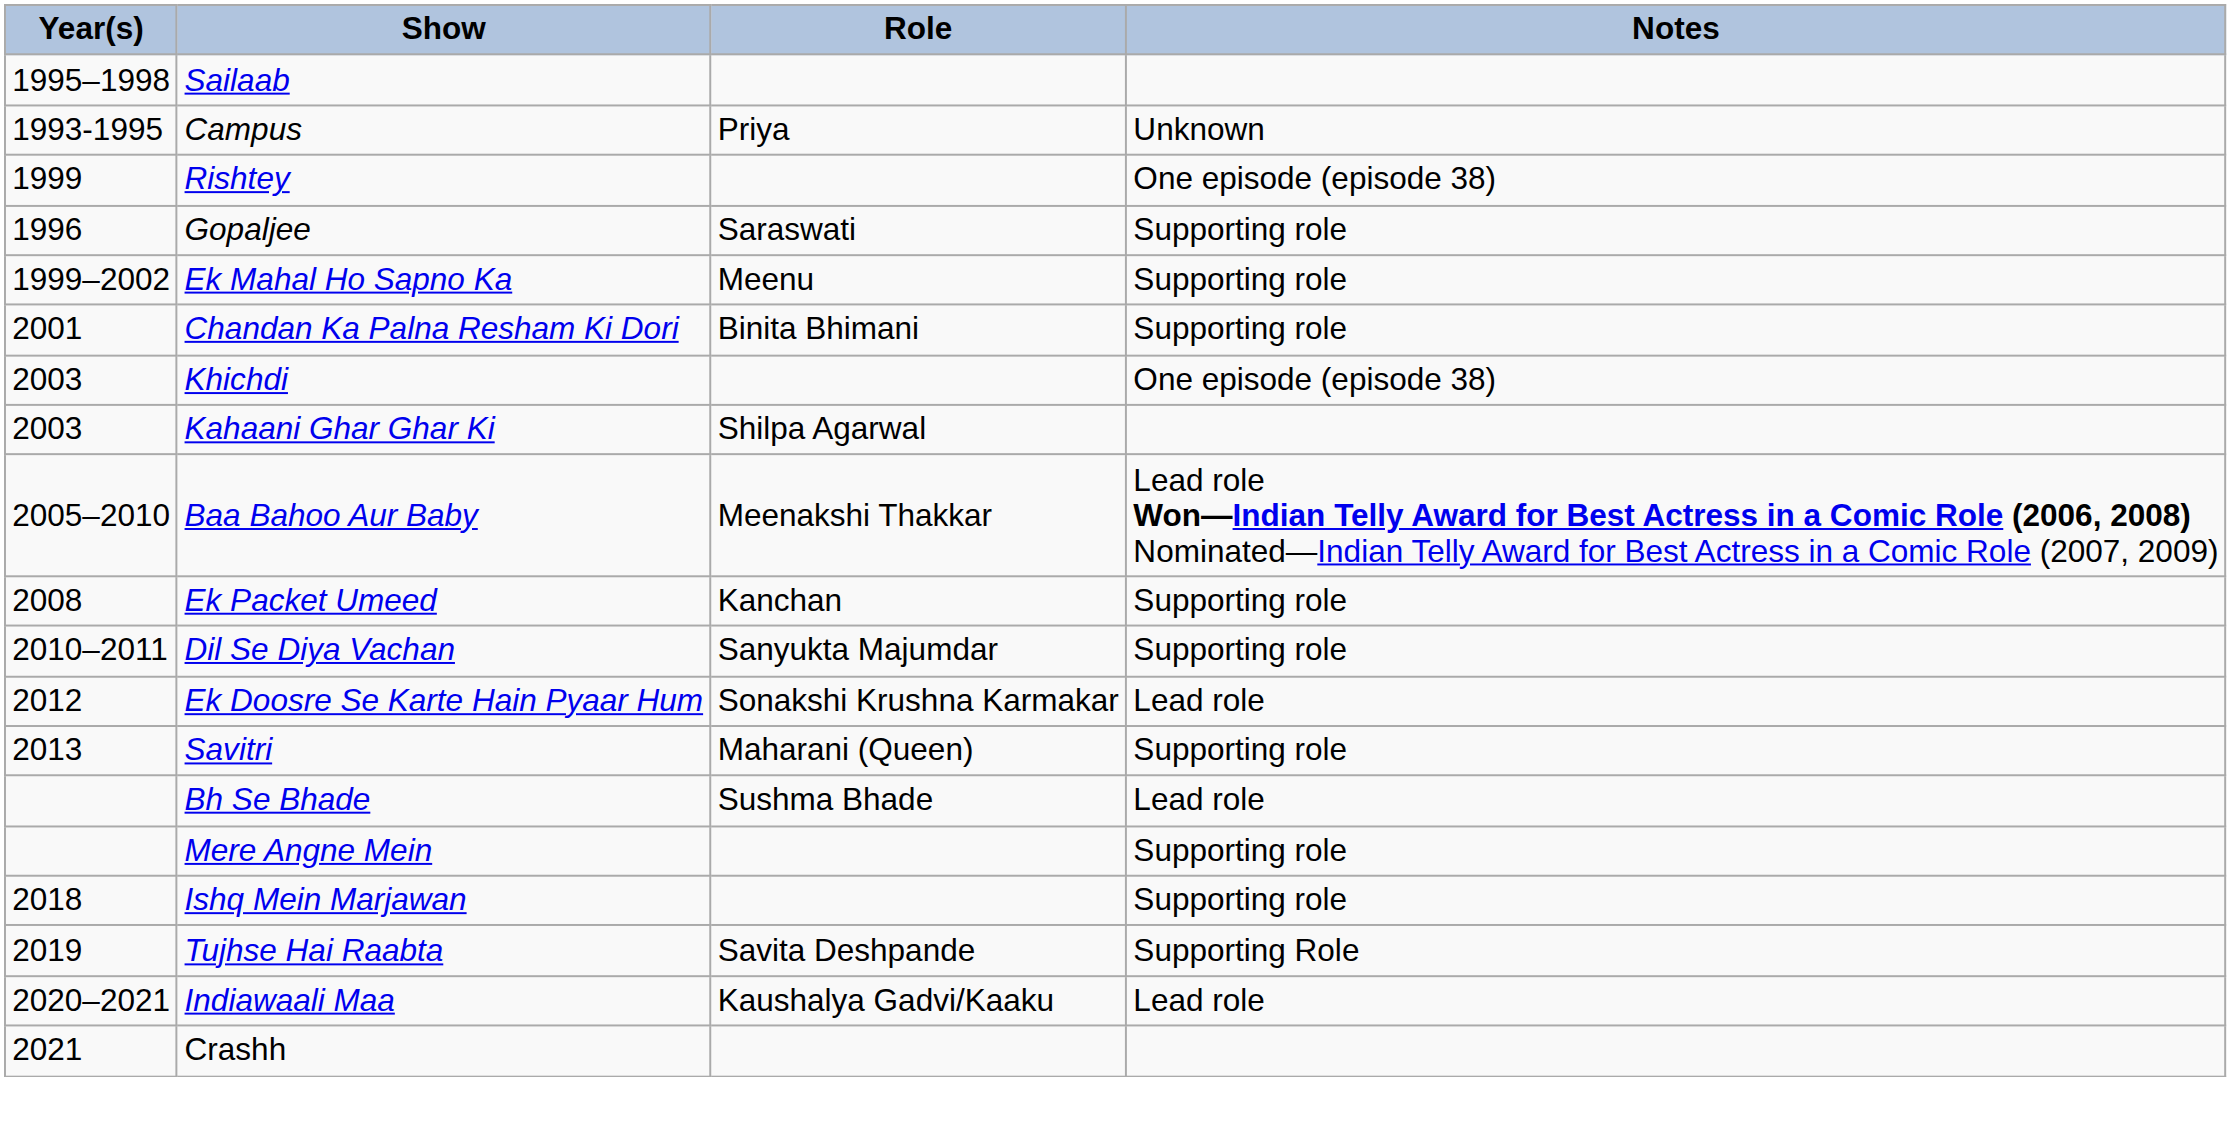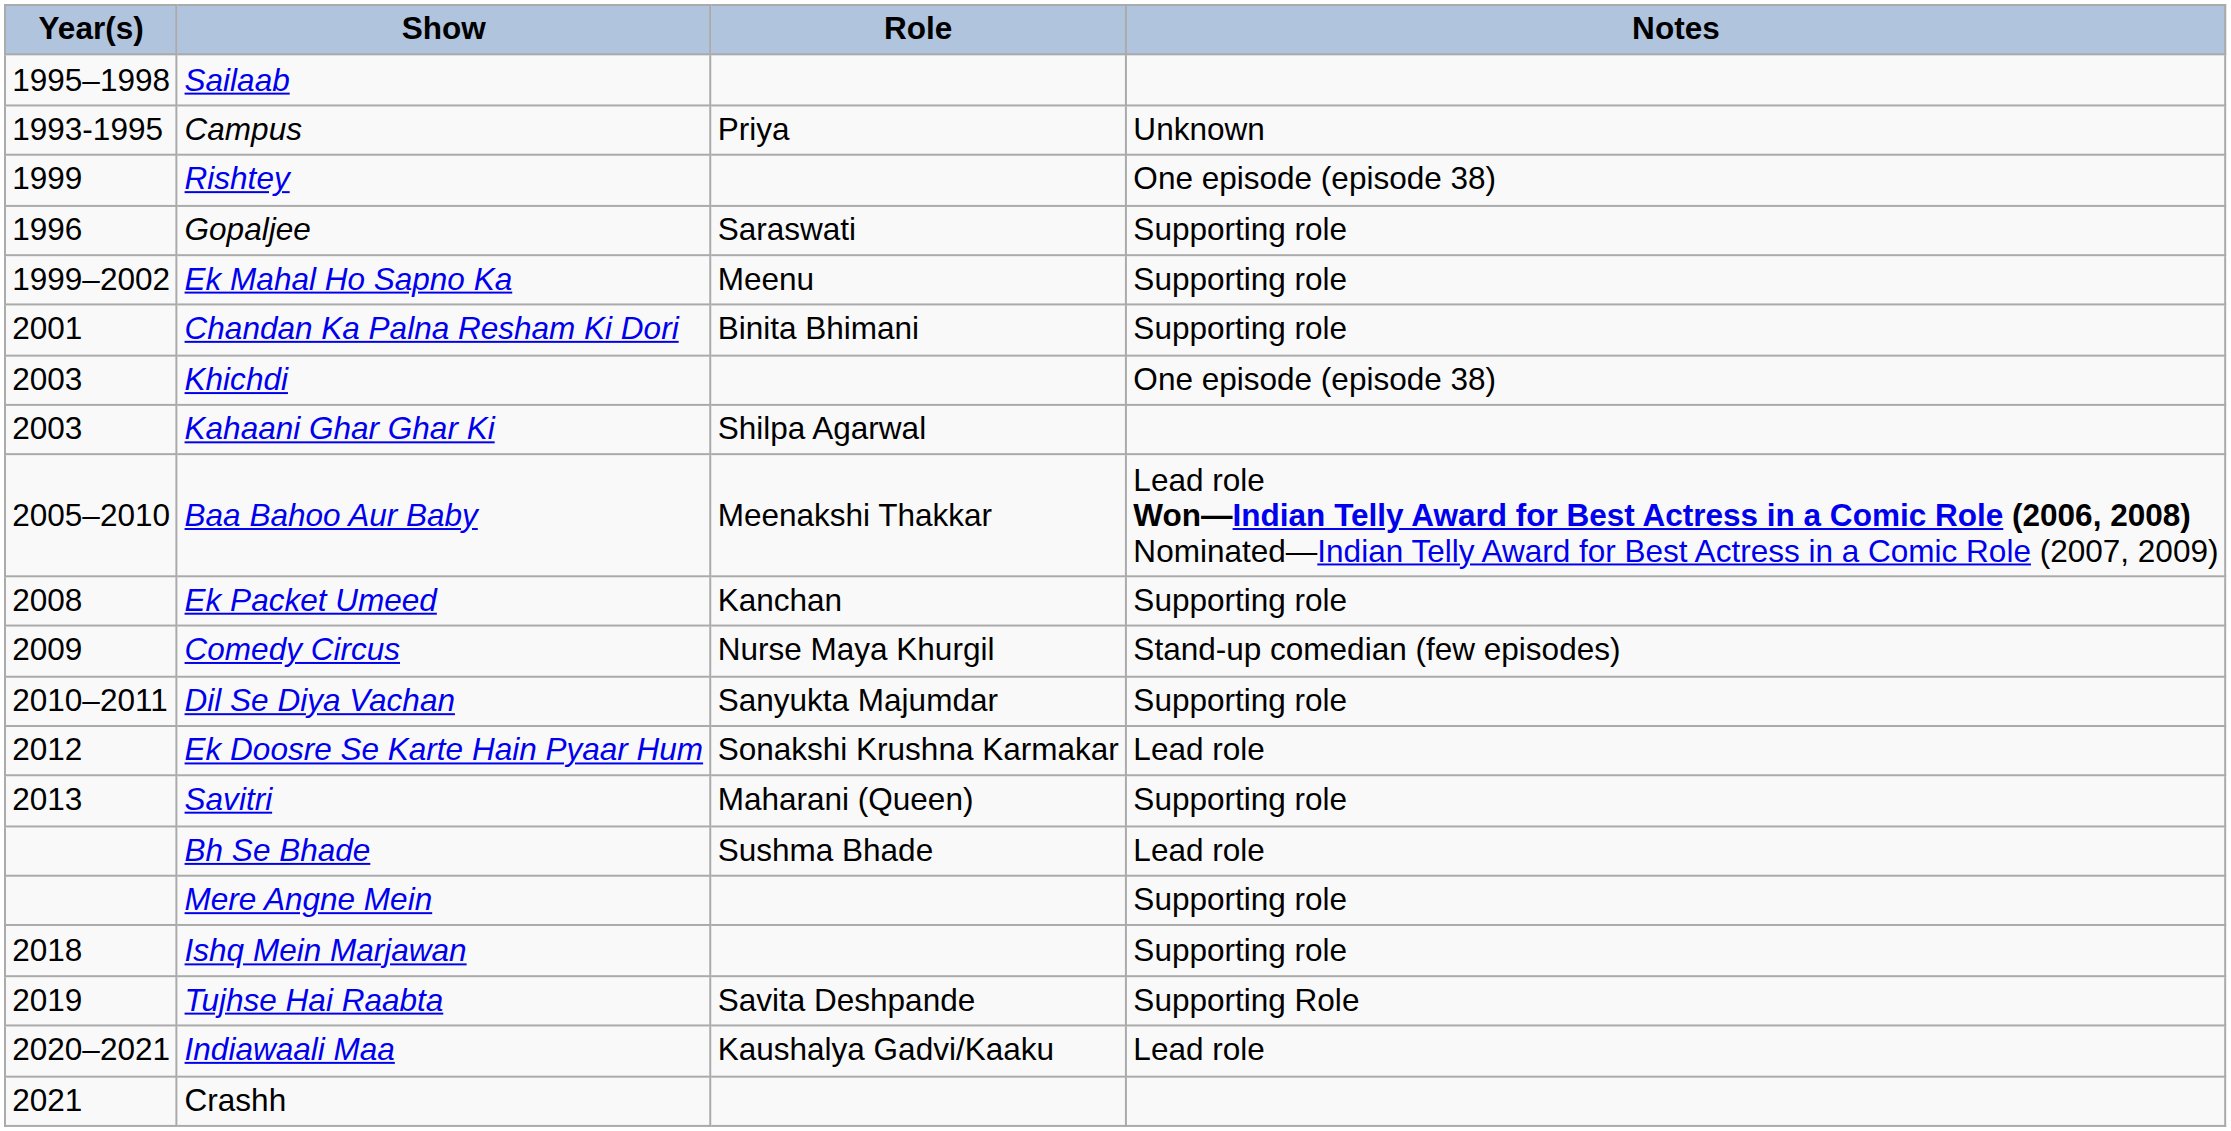+ row: (292, 650)
